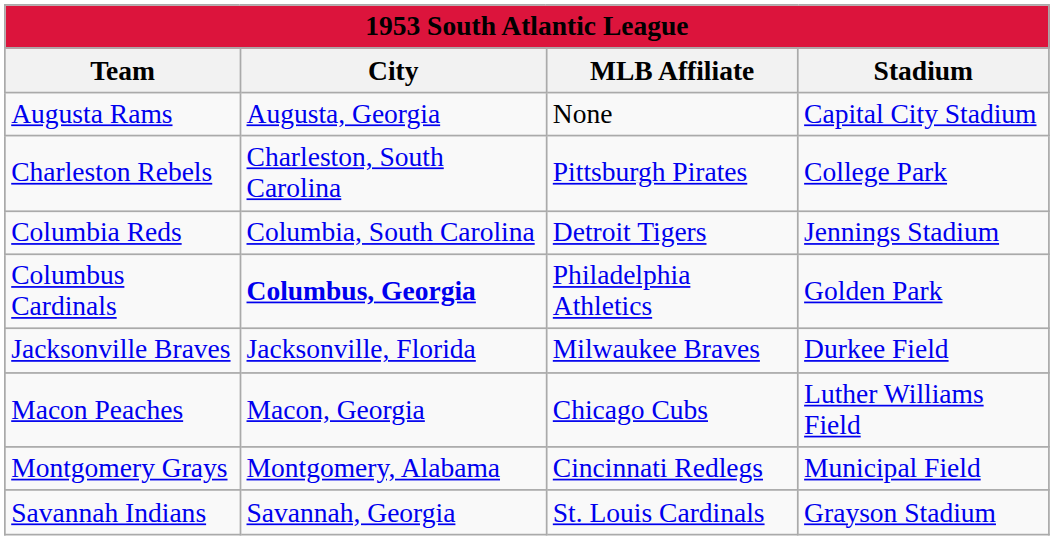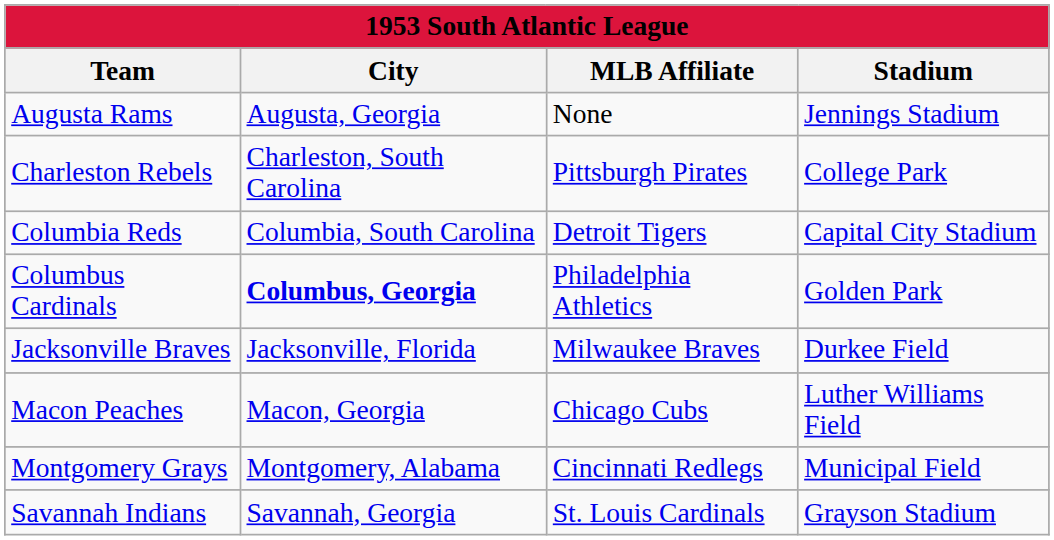(920, 113) Capital City Stadium -> (902, 113) Jennings Stadium
(902, 231) Jennings Stadium -> (920, 231) Capital City Stadium
